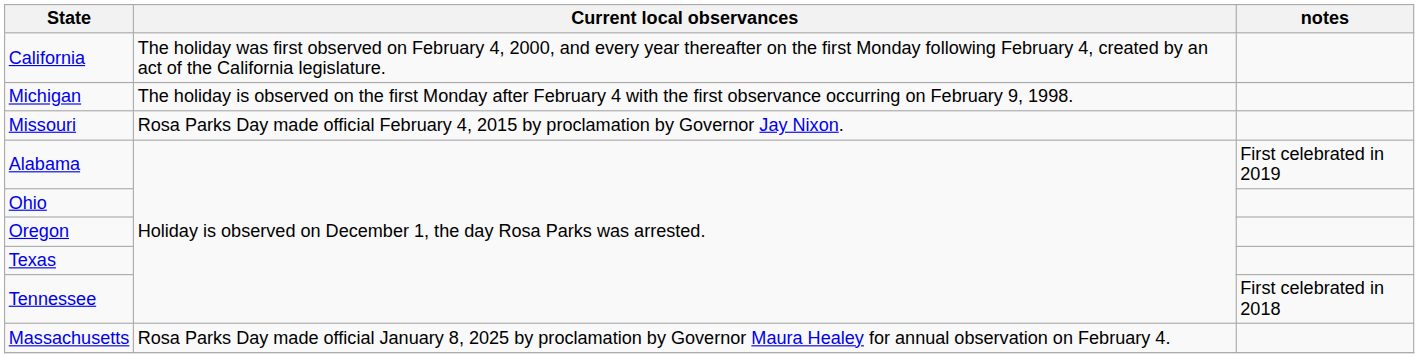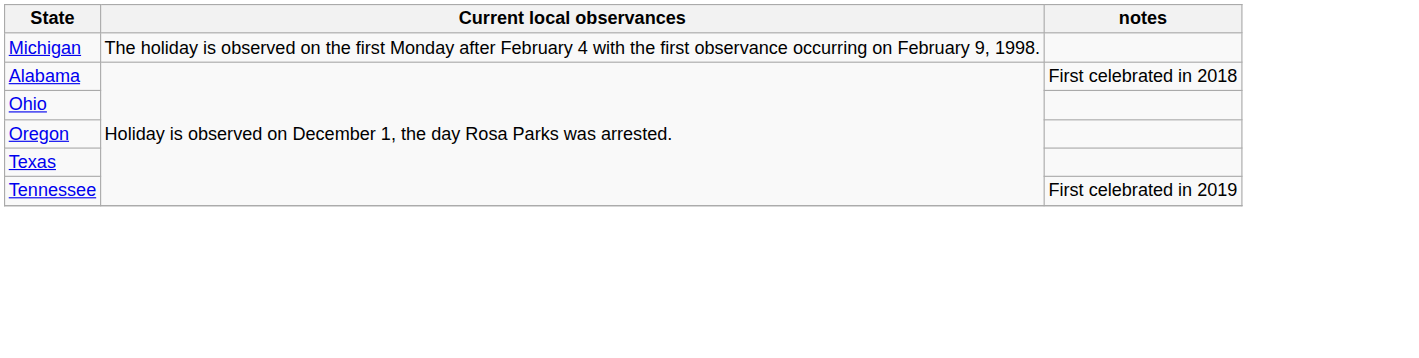- row: (47, 57)
- row: (42, 125)
(1312, 164) First celebrated in 2019 -> (1143, 76) First celebrated in 2018
(1312, 299) First celebrated in 2018 -> (1143, 190) First celebrated in 2019
- row: (69, 337)
